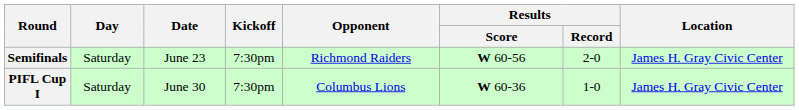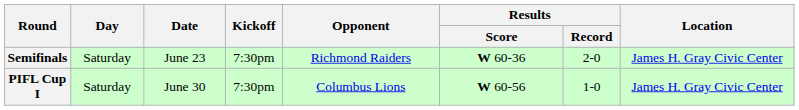(501, 57) W 60-56 -> (501, 57) W 60-36
(501, 86) W 60-36 -> (501, 86) W 60-56
